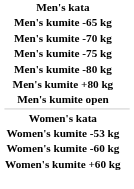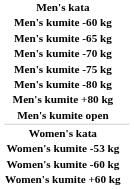+ row: (63, 22)
